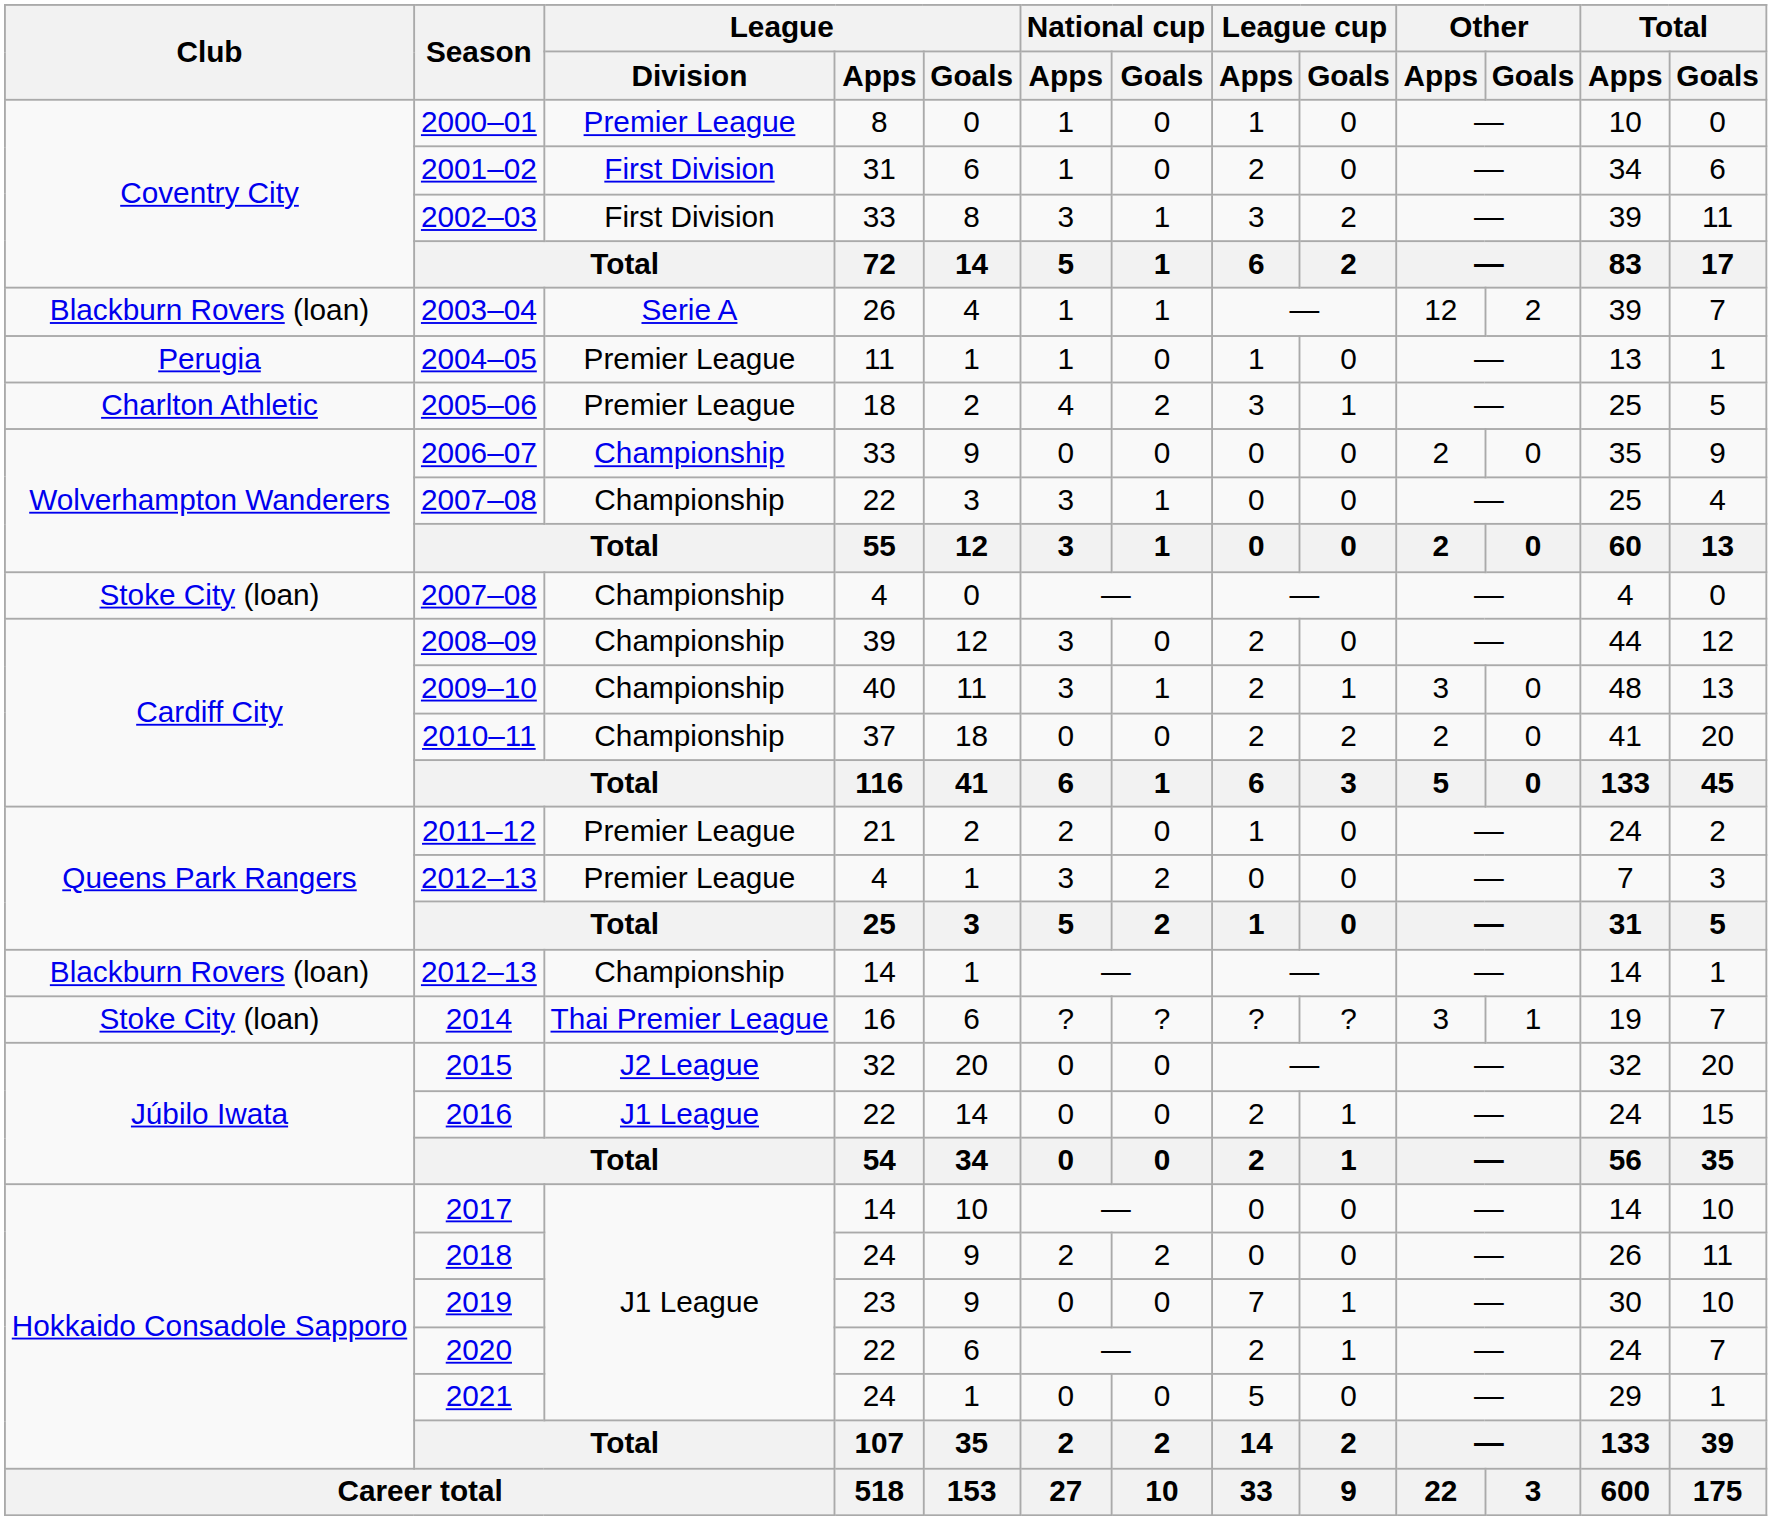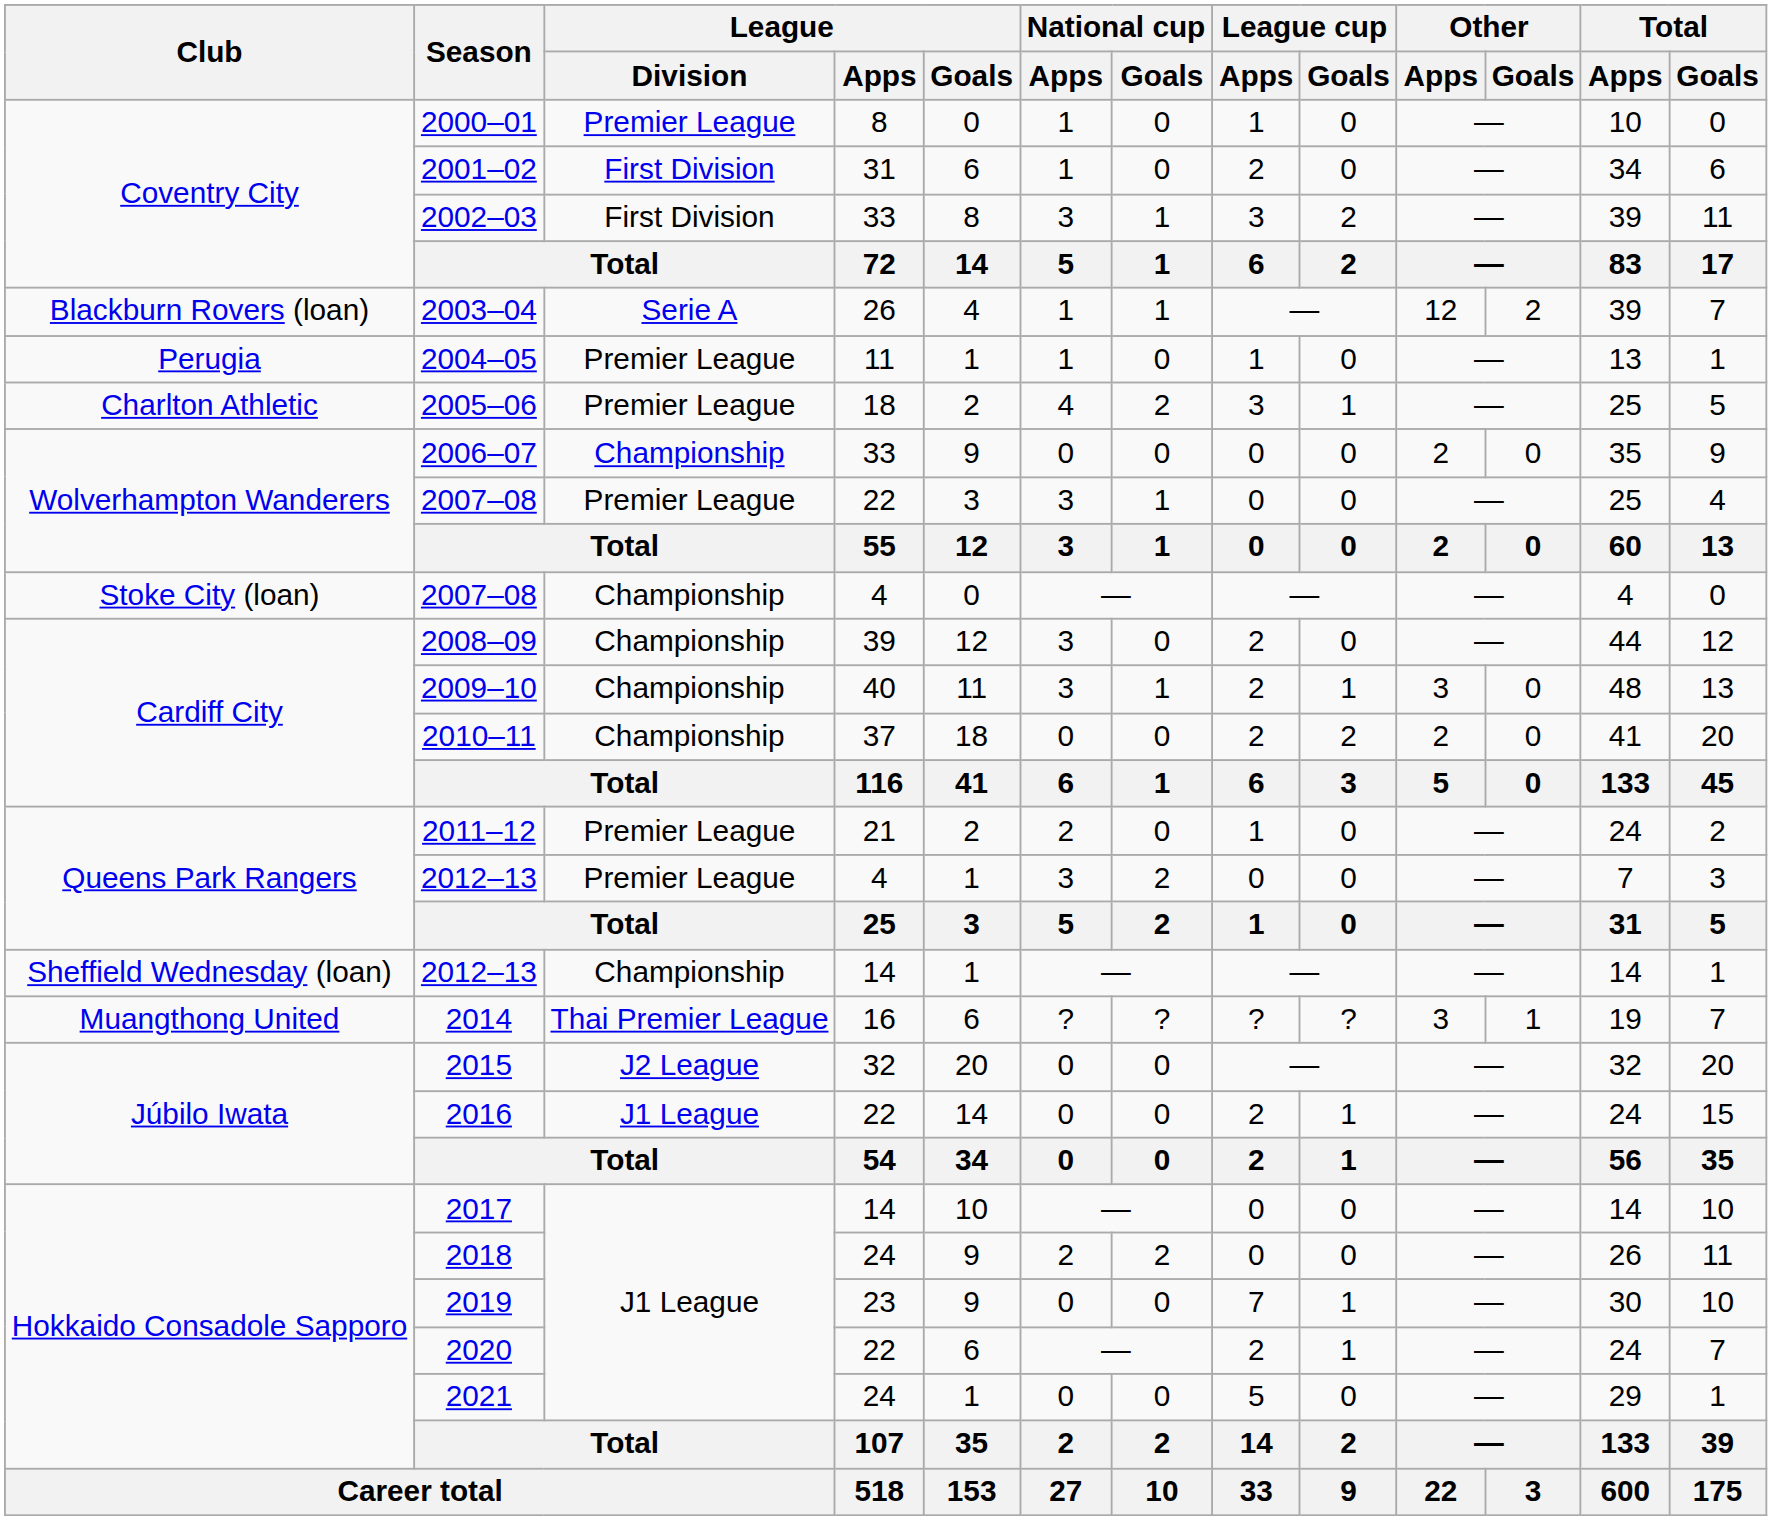(689, 500) Championship -> (689, 500) Premier League
(209, 972) Blackburn Rovers (loan) -> (209, 972) Sheffield Wednesday (loan)
(210, 1019) Stoke City (loan) -> (210, 1019) Muangthong United
